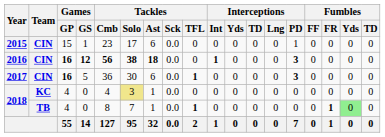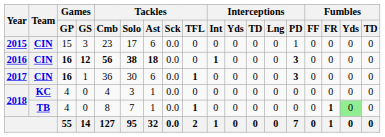(85, 44) 1 -> (85, 44) 3
(85, 76) 5 -> (85, 76) 1
(132, 92) khaki background -> (132, 92) no background
